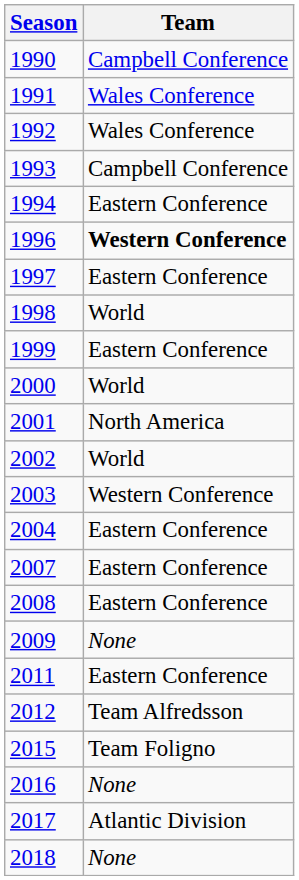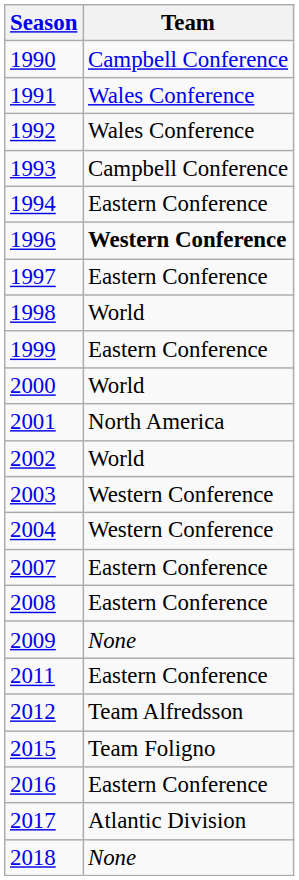(178, 530) Eastern Conference -> (181, 530) Western Conference
(112, 784) None -> (178, 784) Eastern Conference
